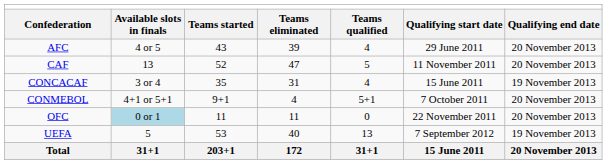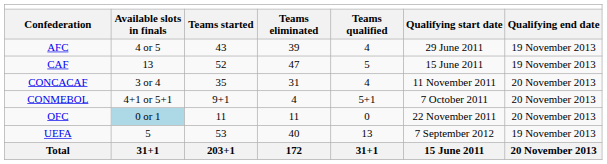(554, 47) 20 November 2013 -> (554, 47) 19 November 2013
(454, 64) 11 November 2011 -> (454, 64) 15 June 2011
(554, 64) 20 November 2013 -> (554, 64) 19 November 2013
(454, 82) 15 June 2011 -> (454, 82) 11 November 2011
(554, 82) 19 November 2013 -> (554, 82) 20 November 2013
